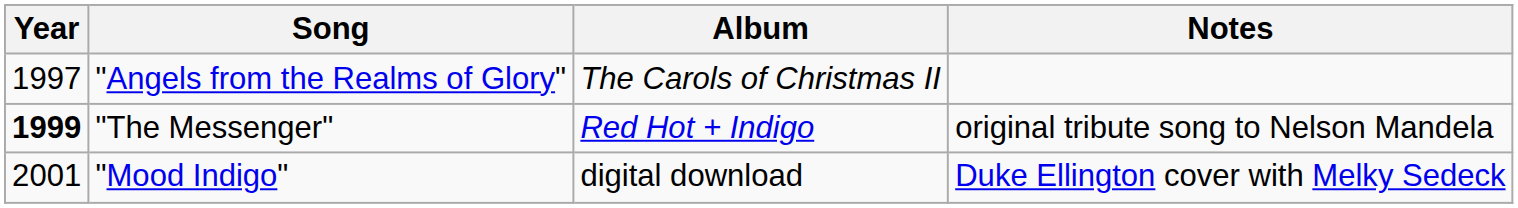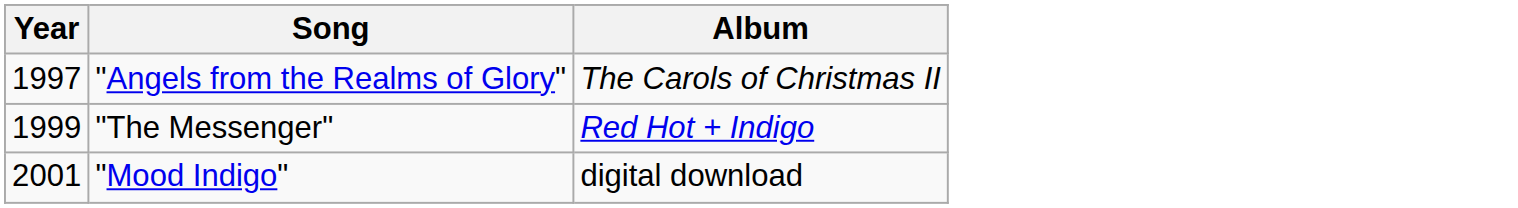- column: (1230, 29)
(47, 127) bold -> (47, 127) normal
